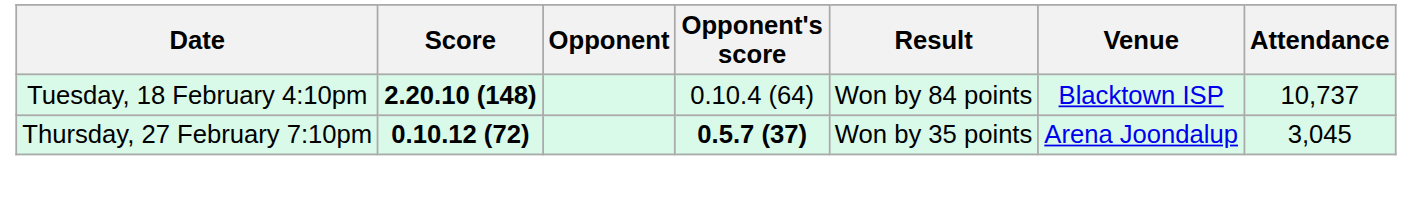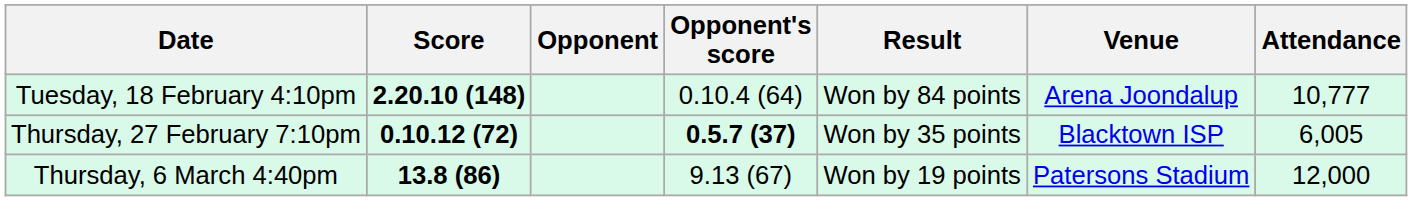(1141, 95) Blacktown ISP -> (1141, 95) Arena Joondalup
(1320, 95) 10,737 -> (1331, 95) 10,777
(1141, 135) Arena Joondalup -> (1141, 135) Blacktown ISP
(1320, 135) 3,045 -> (1331, 135) 6,005
+ row: (186, 175)
